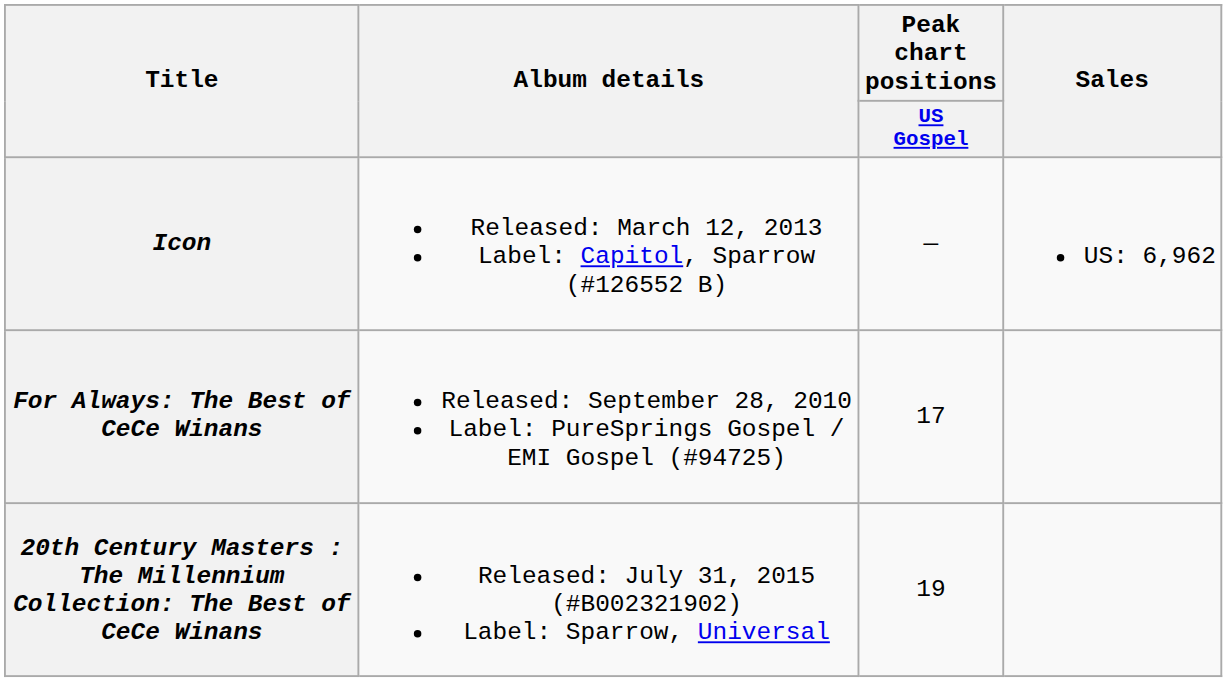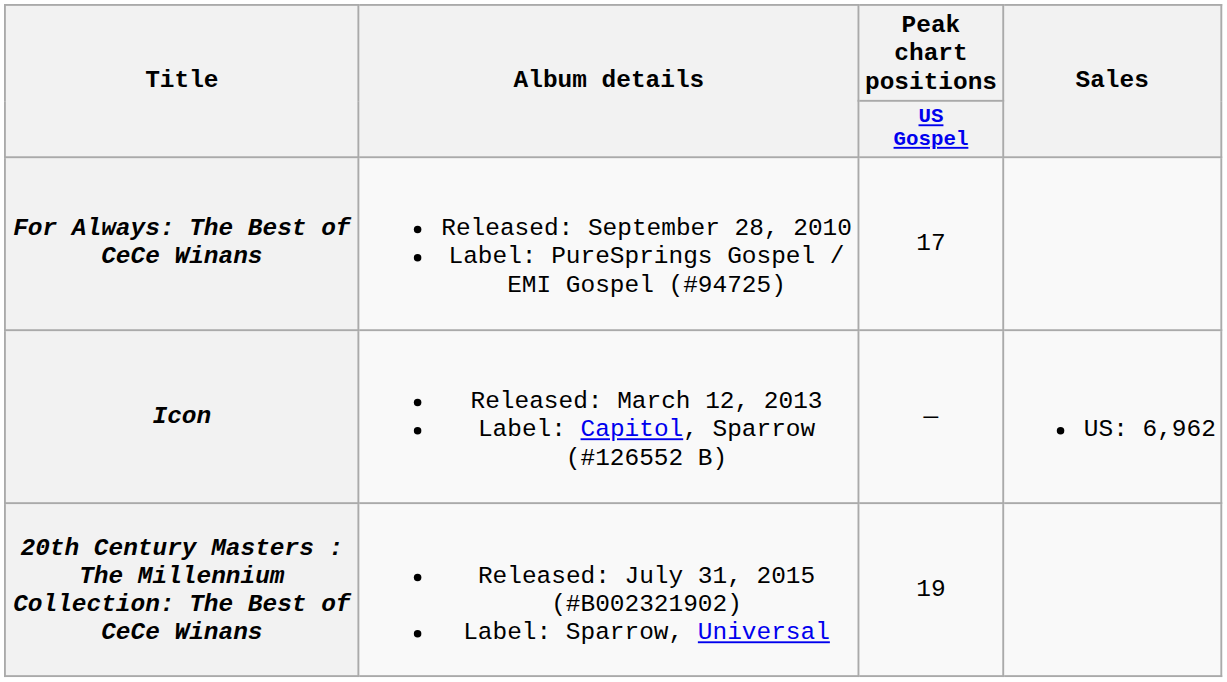rows swapped: (182, 416) <-> (182, 243)
